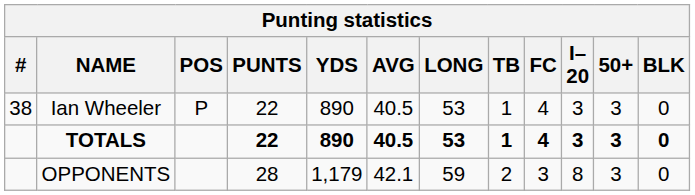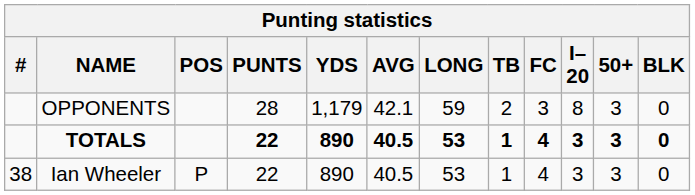rows swapped: (106, 108) <-> (106, 173)
